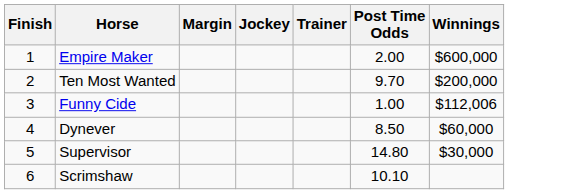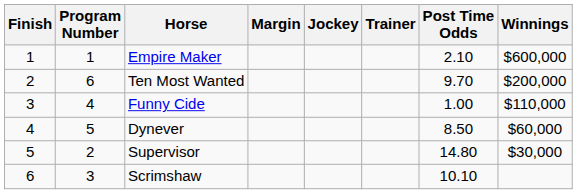+ column: (90, 24)
(390, 57) 2.00 -> (458, 57) 2.10
(466, 104) $112,006 -> (535, 104) $110,000
